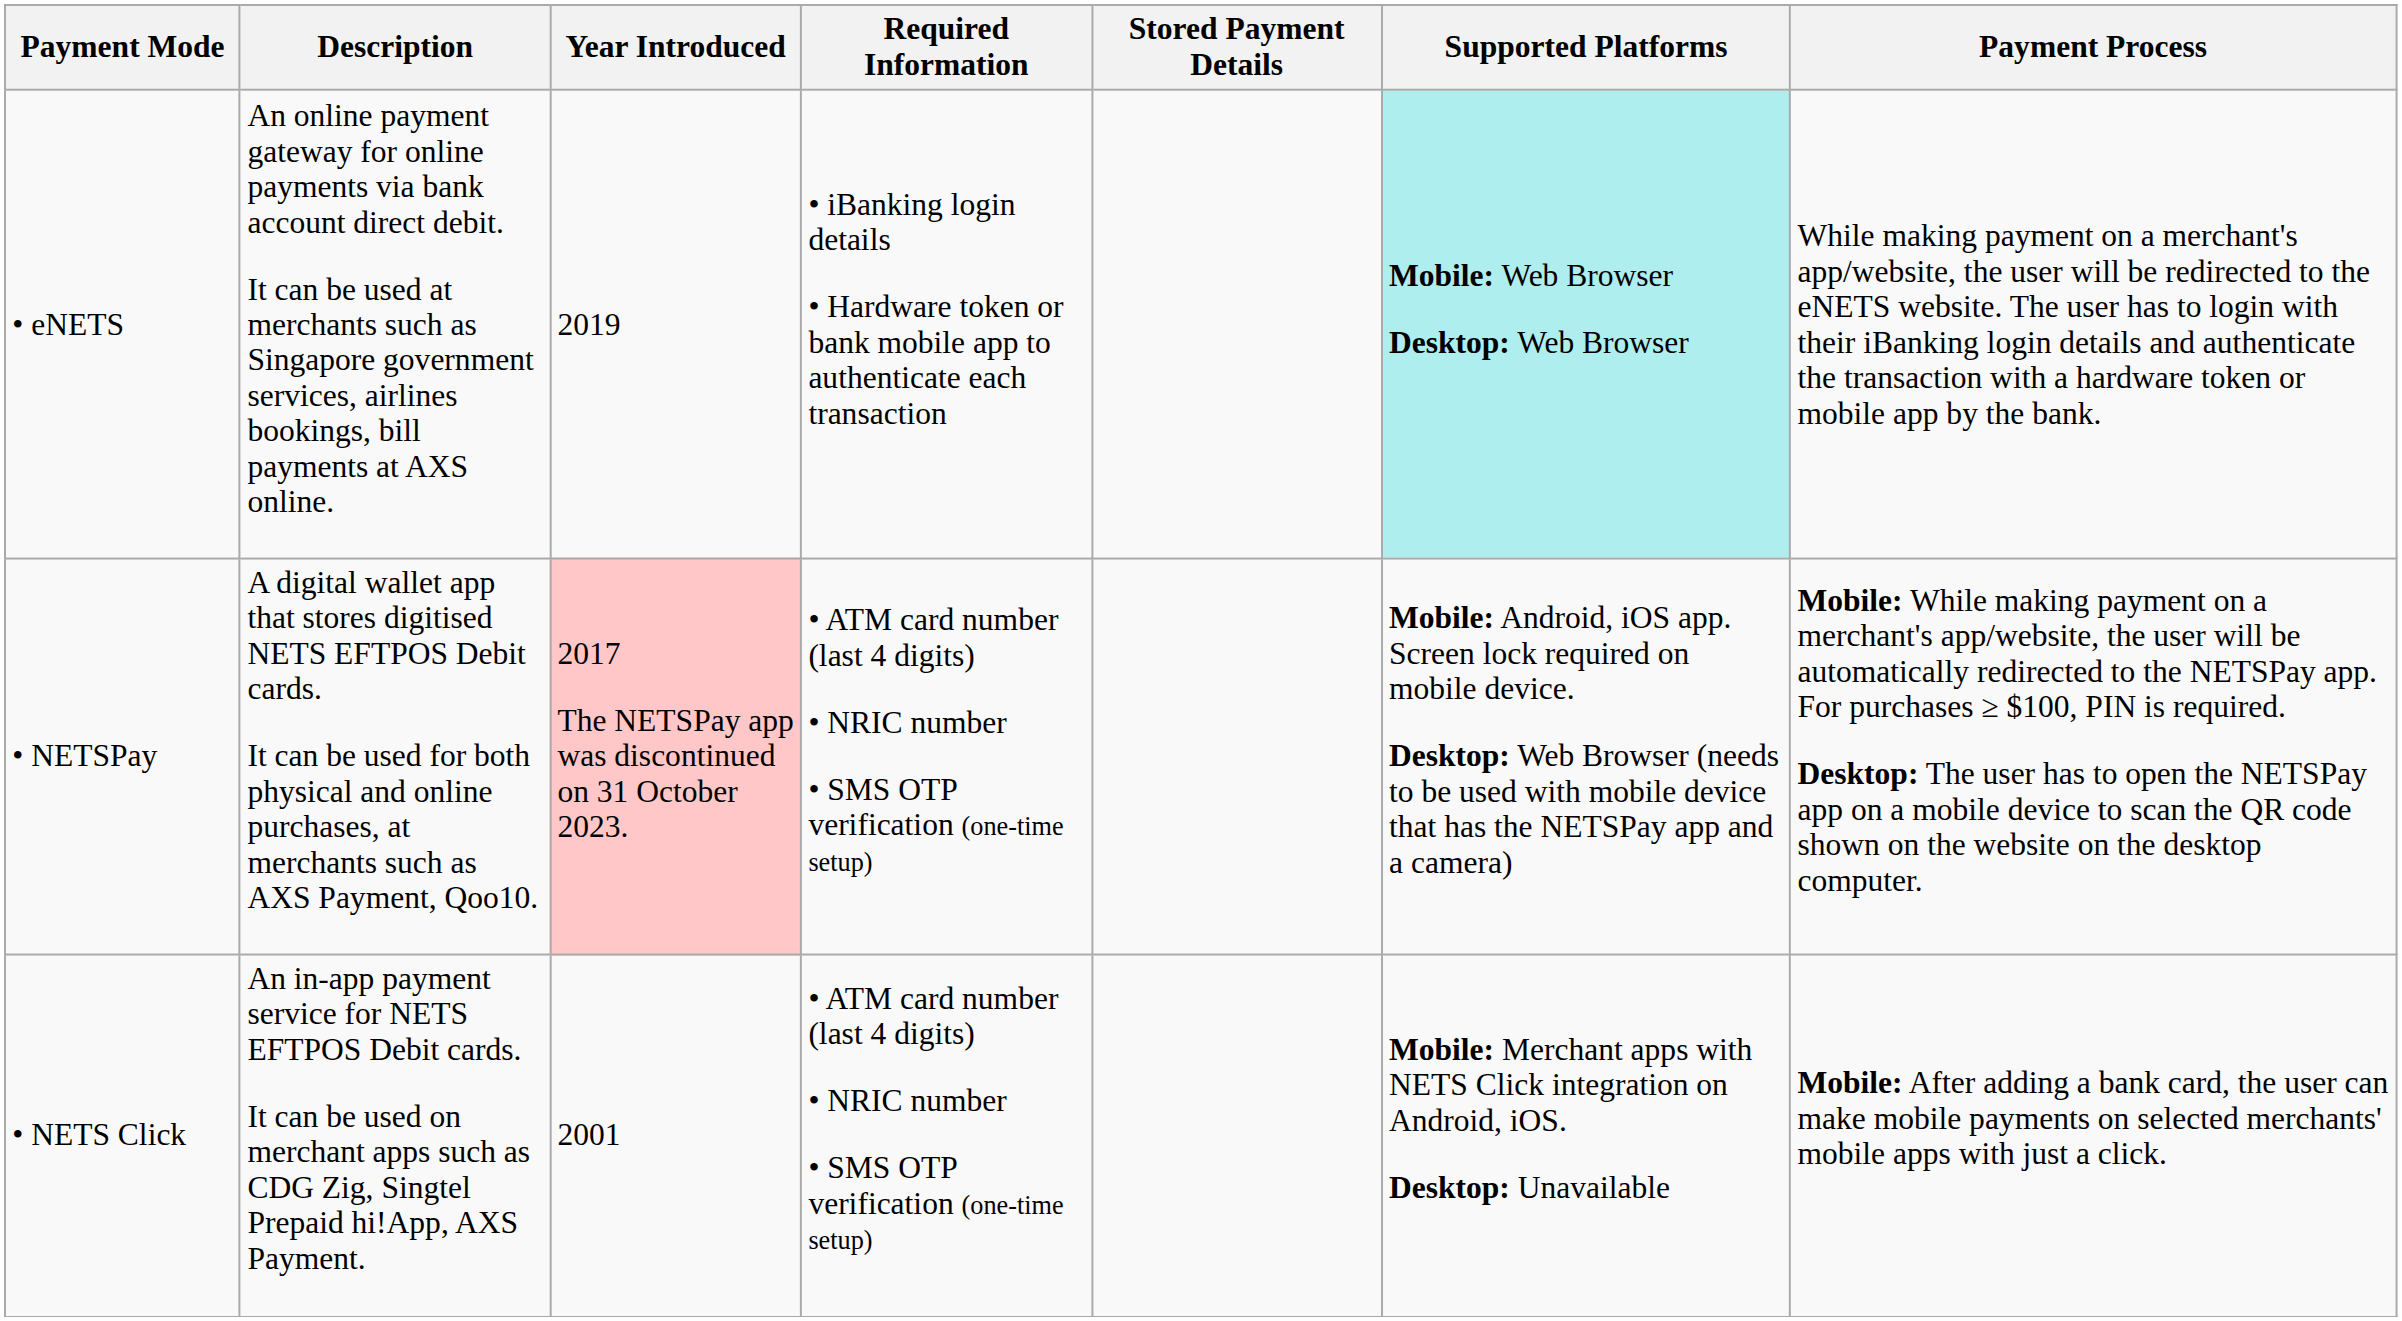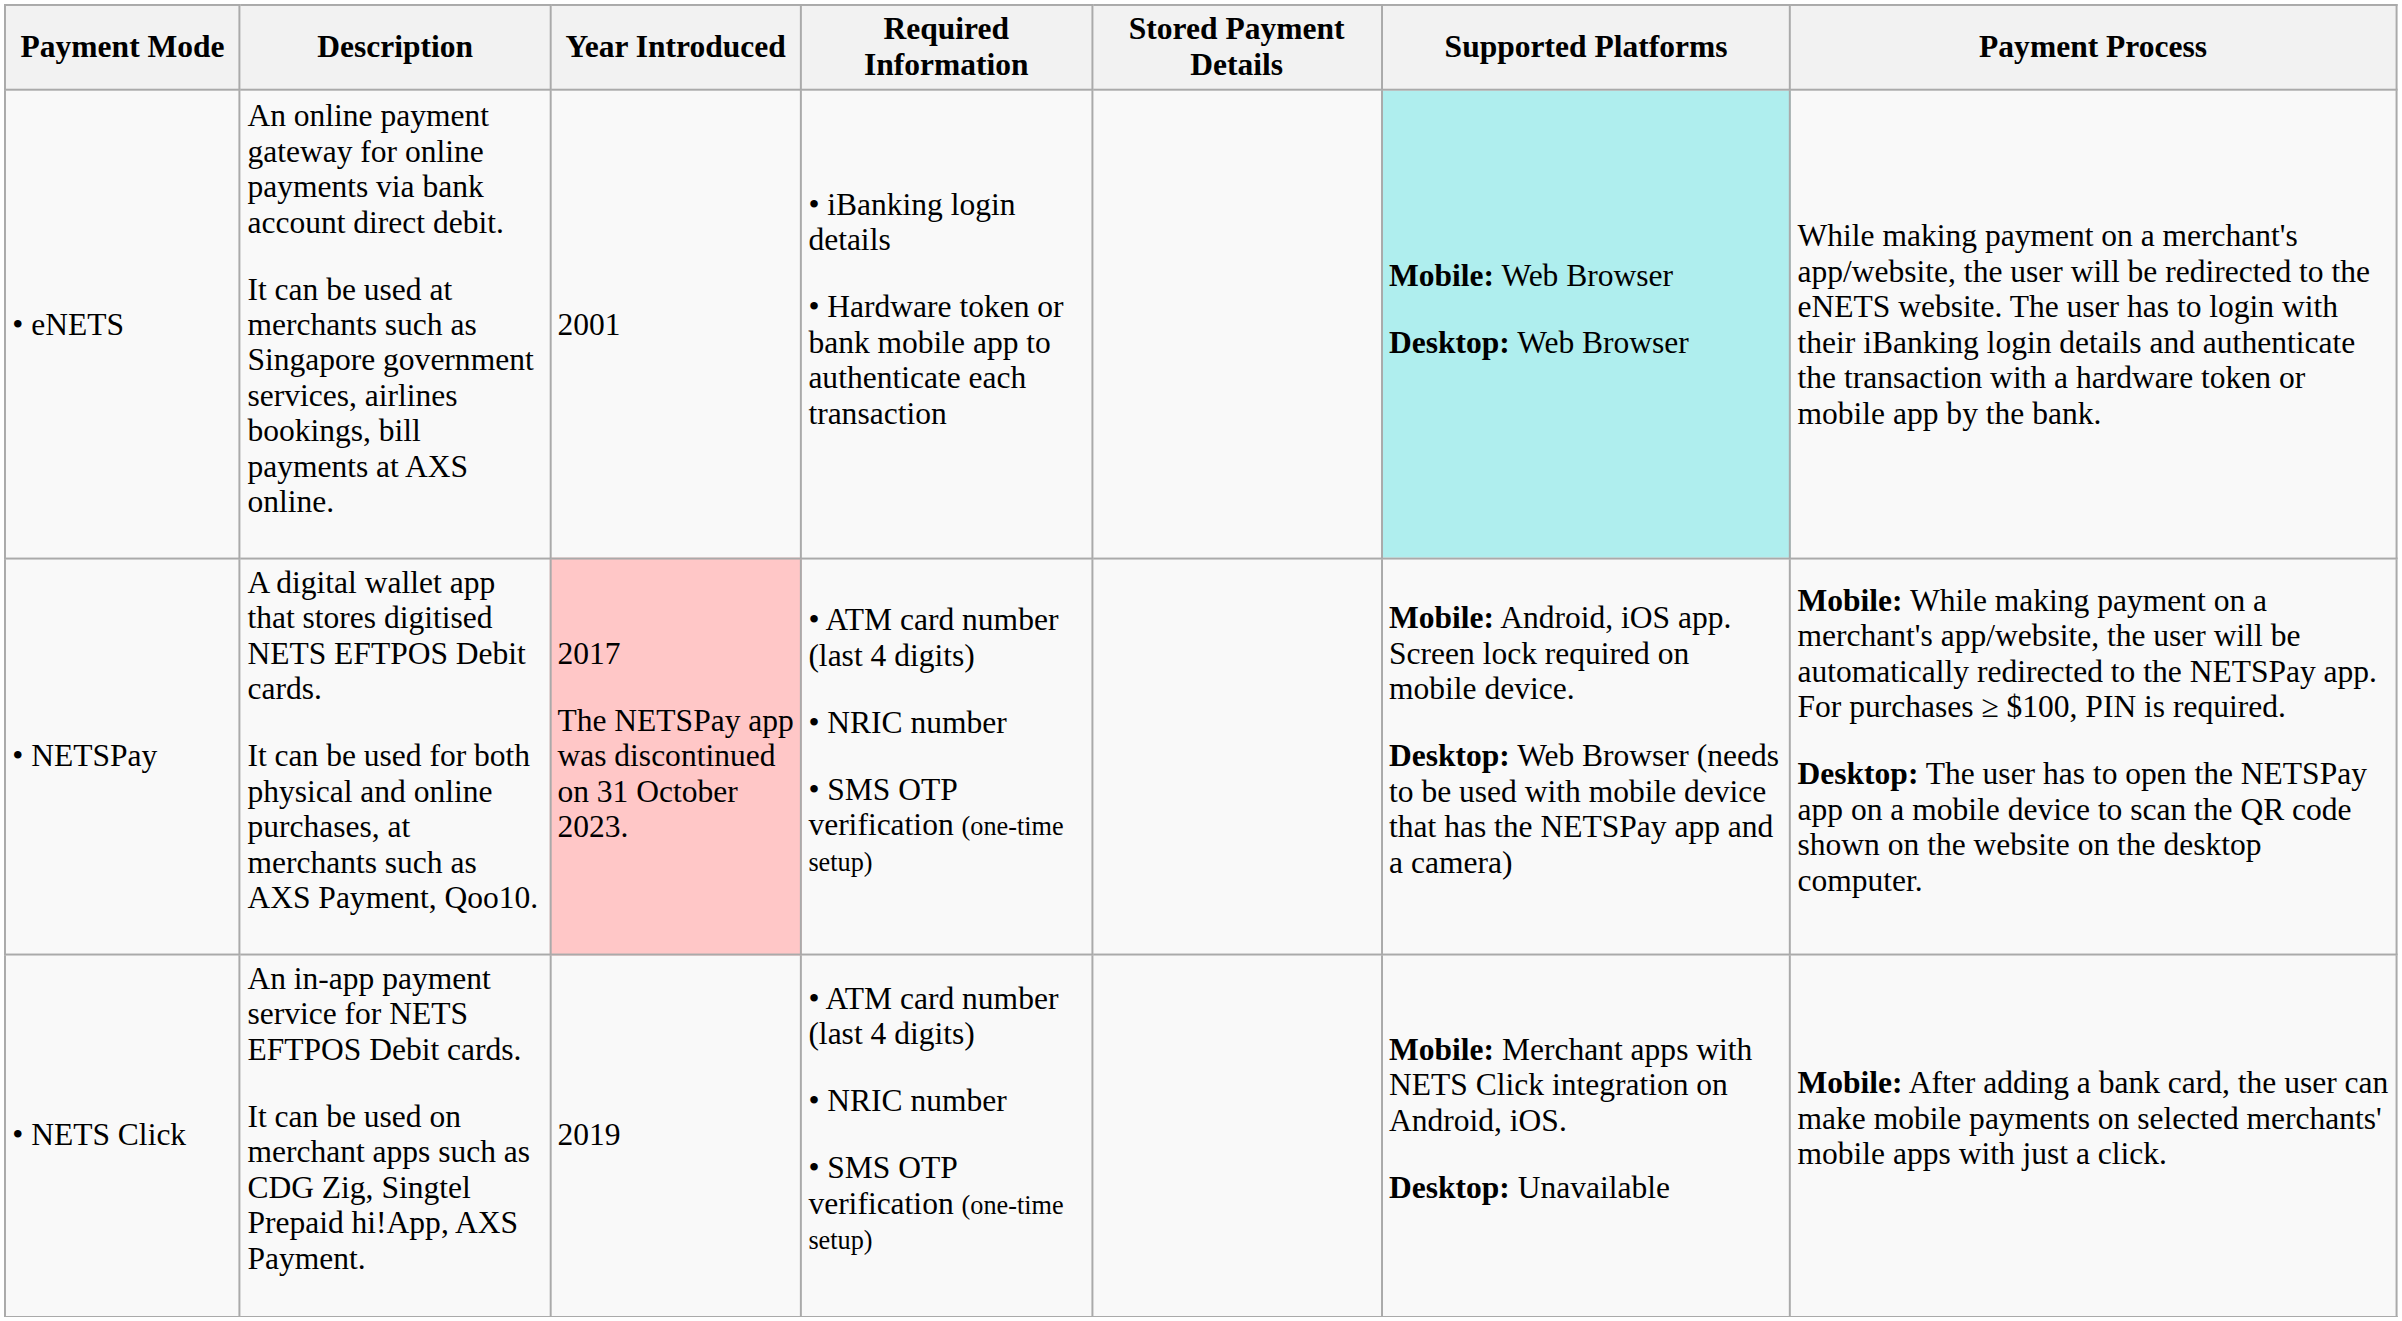(589, 323) 2019 -> (589, 323) 2001
(589, 1134) 2001 -> (589, 1134) 2019
